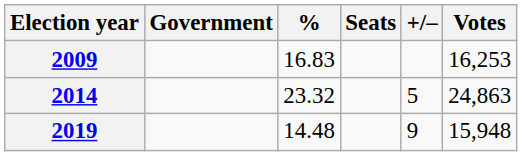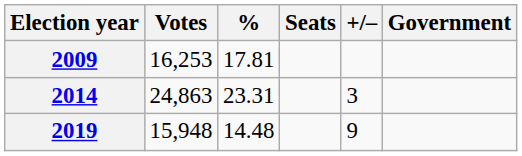columns swapped: (480, 22) <-> (211, 22)
(309, 58) 16.83 -> (249, 58) 17.81
(309, 95) 23.32 -> (249, 95) 23.31
(412, 95) 5 -> (352, 95) 3
